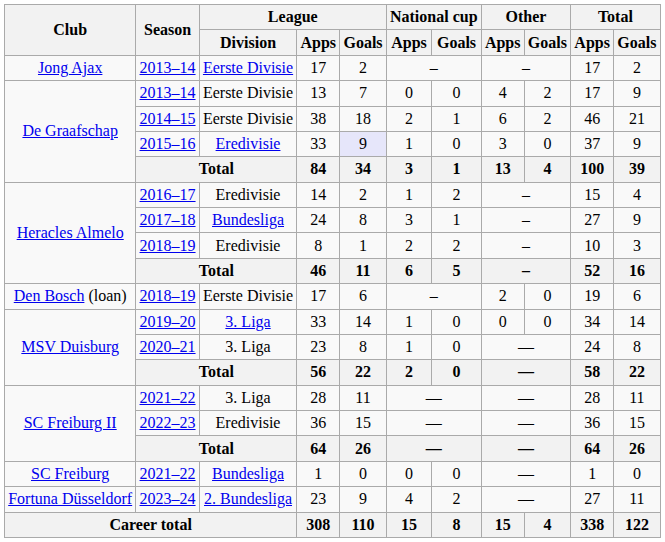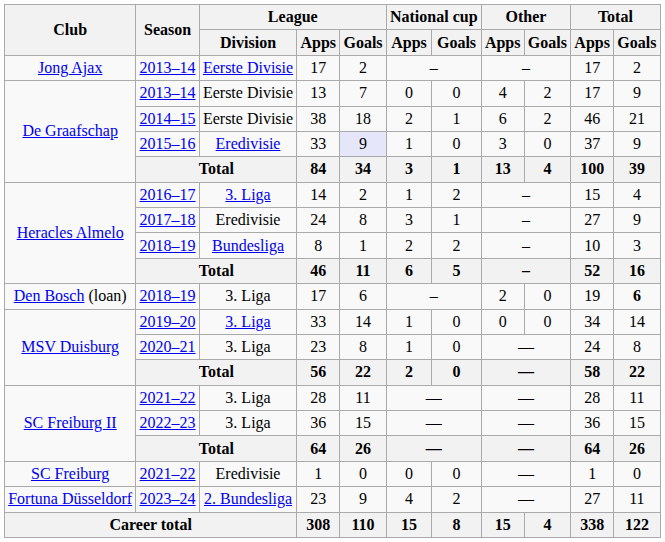(248, 194) Eredivisie -> (248, 194) 3. Liga
(248, 220) Bundesliga -> (248, 220) Eredivisie
(248, 245) Eredivisie -> (248, 245) Bundesliga
(248, 296) Eerste Divisie -> (248, 296) 3. Liga
(637, 296) normal -> (637, 296) bold
(248, 423) Eredivisie -> (248, 423) 3. Liga
(248, 473) Bundesliga -> (248, 473) Eredivisie
